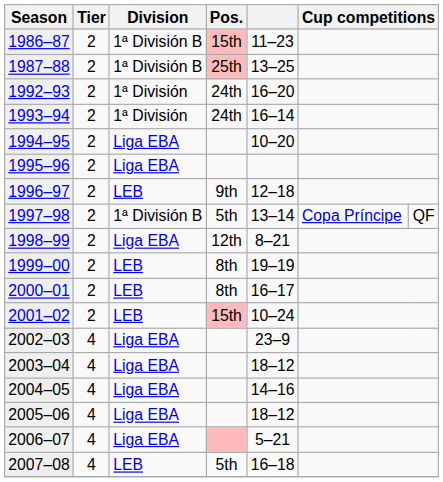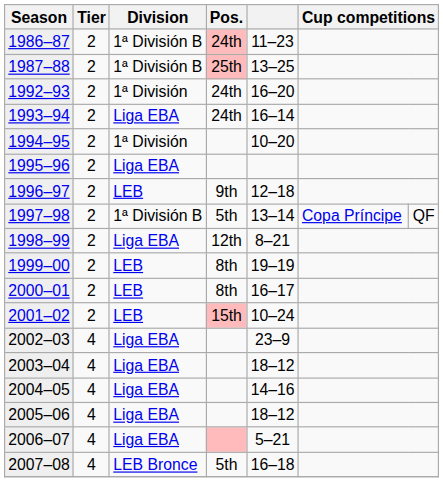(227, 41) 15th -> (227, 41) 24th
(150, 116) 1ª División -> (146, 116) Liga EBA
(146, 141) Liga EBA -> (150, 141) 1ª División
(128, 464) LEB -> (155, 464) LEB Bronce
